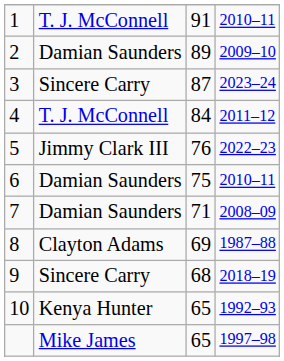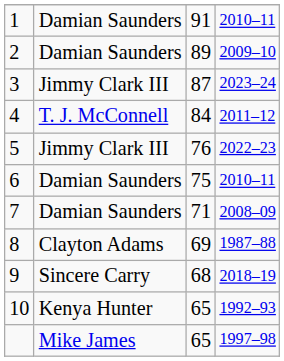(104, 20) T. J. McConnell -> (110, 20) Damian Saunders
(94, 84) Sincere Carry -> (104, 84) Jimmy Clark III
